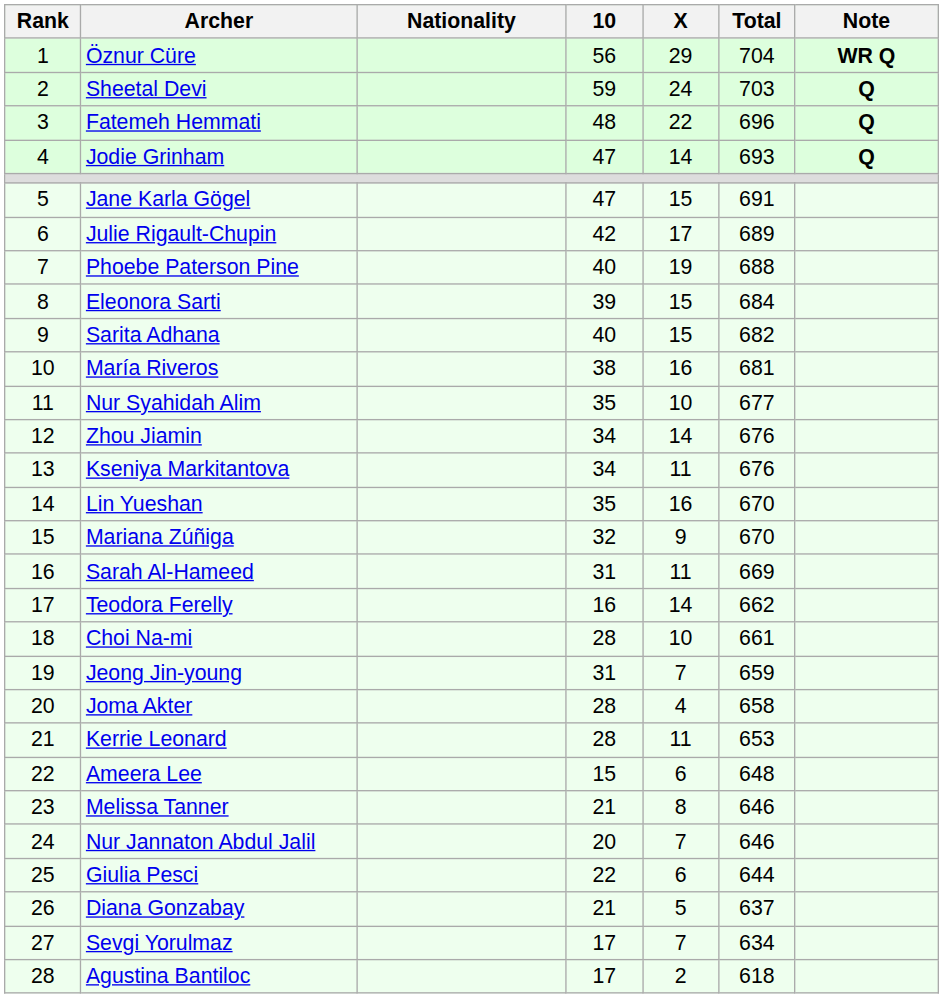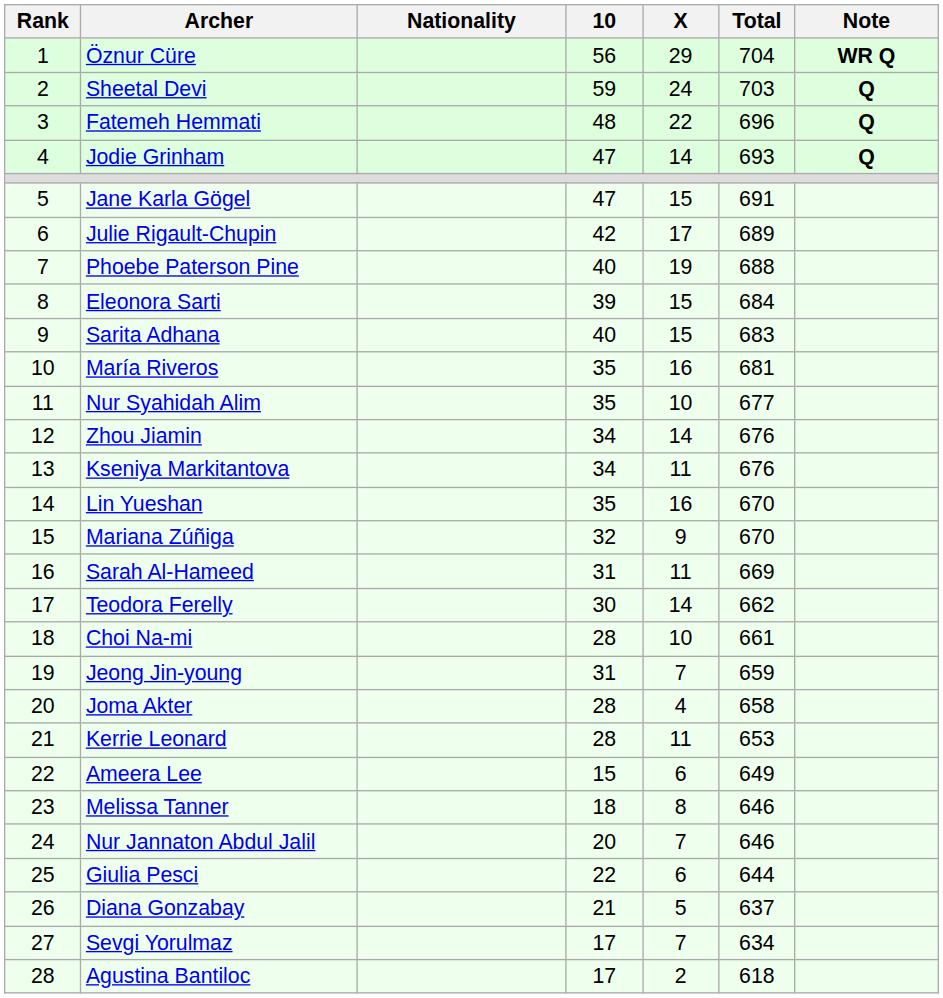(757, 334) 682 -> (757, 334) 683
(604, 368) 38 -> (604, 368) 35
(604, 604) 16 -> (604, 604) 30
(757, 773) 648 -> (757, 773) 649
(604, 807) 21 -> (604, 807) 18
